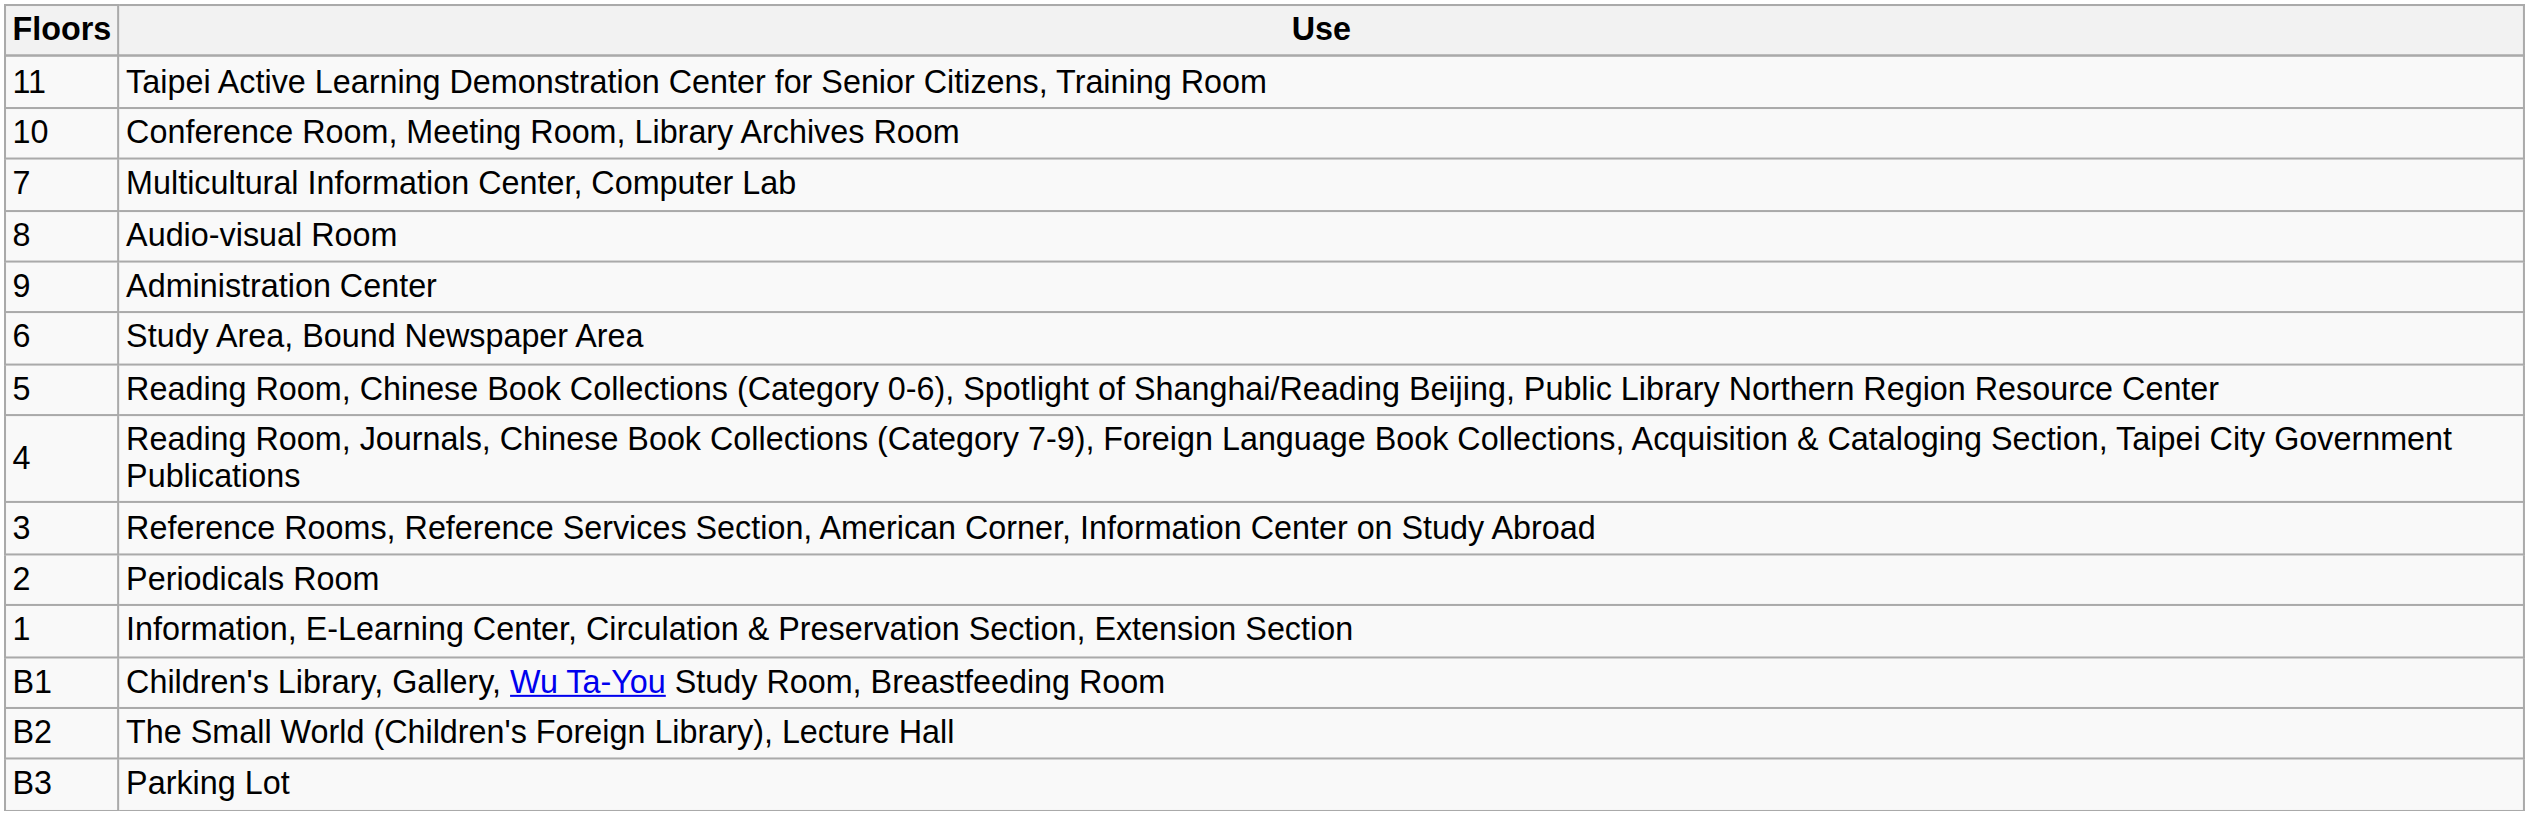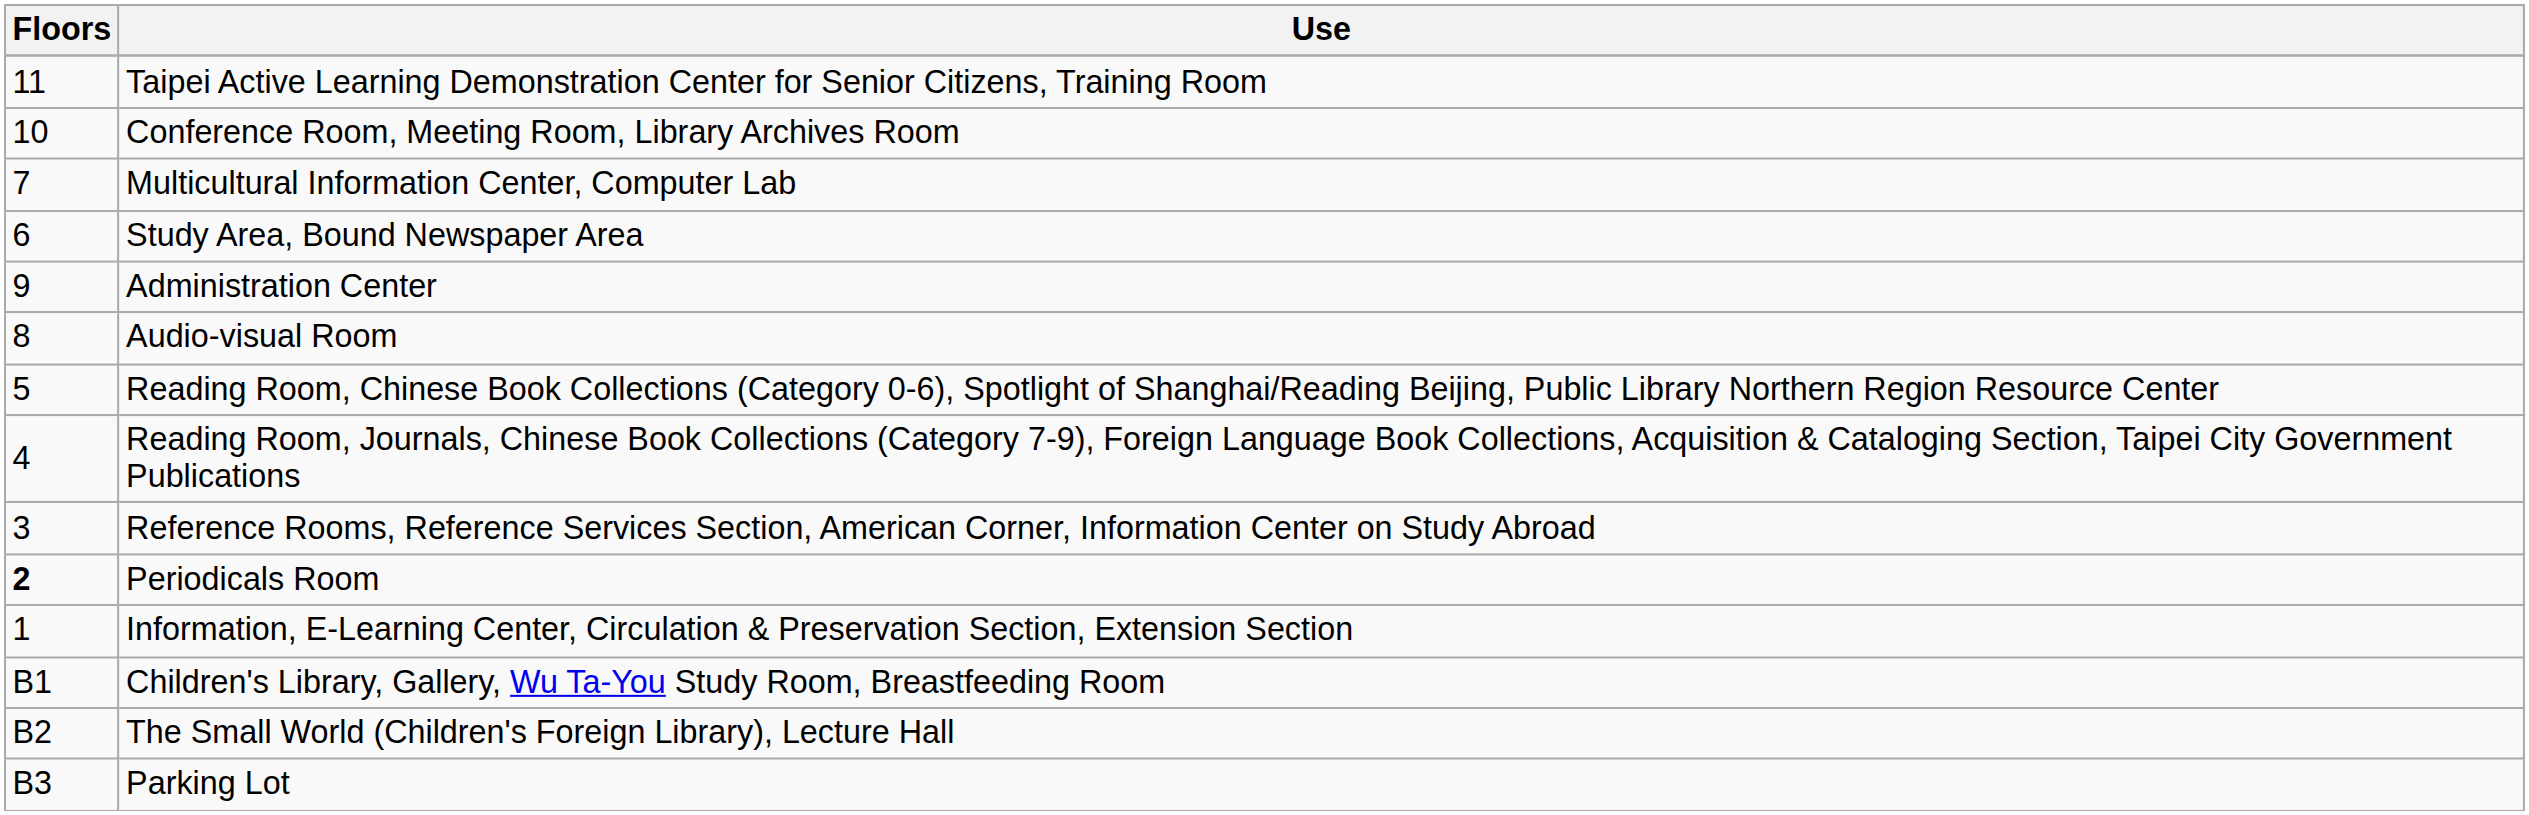rows swapped: (262, 235) <-> (385, 337)
(21, 579) normal -> (21, 579) bold
